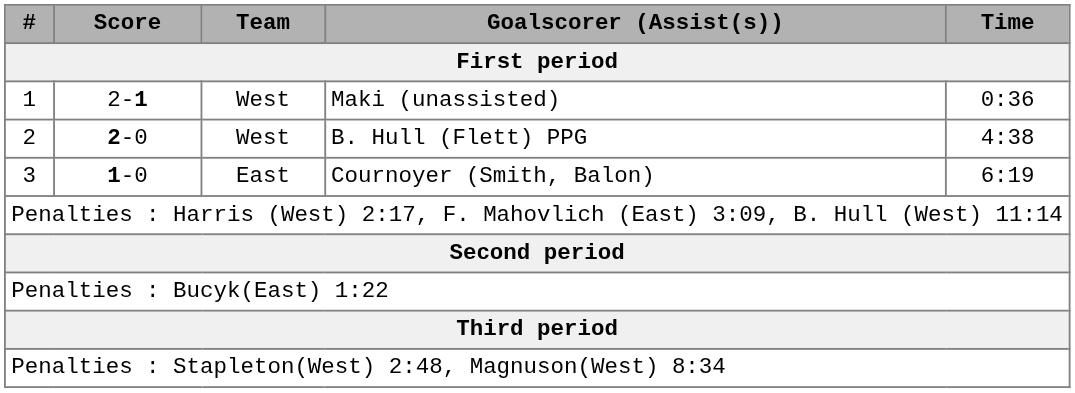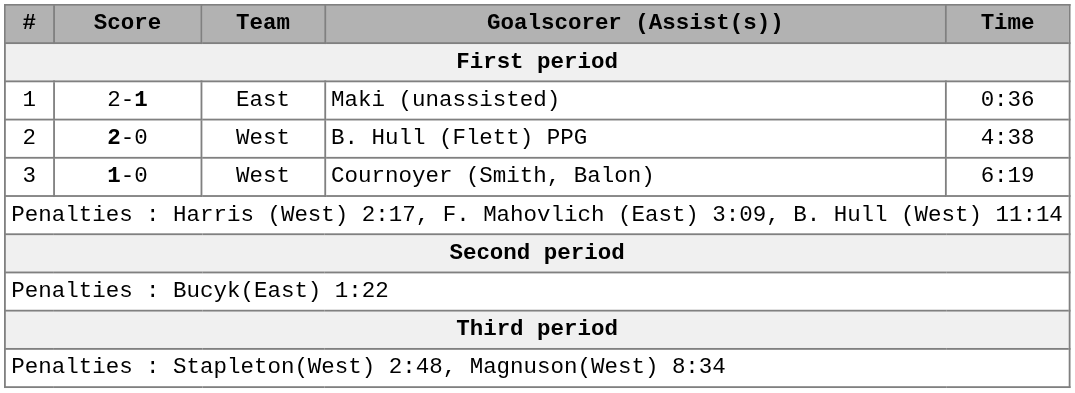(263, 100) West -> (263, 100) East
(263, 177) East -> (263, 177) West
